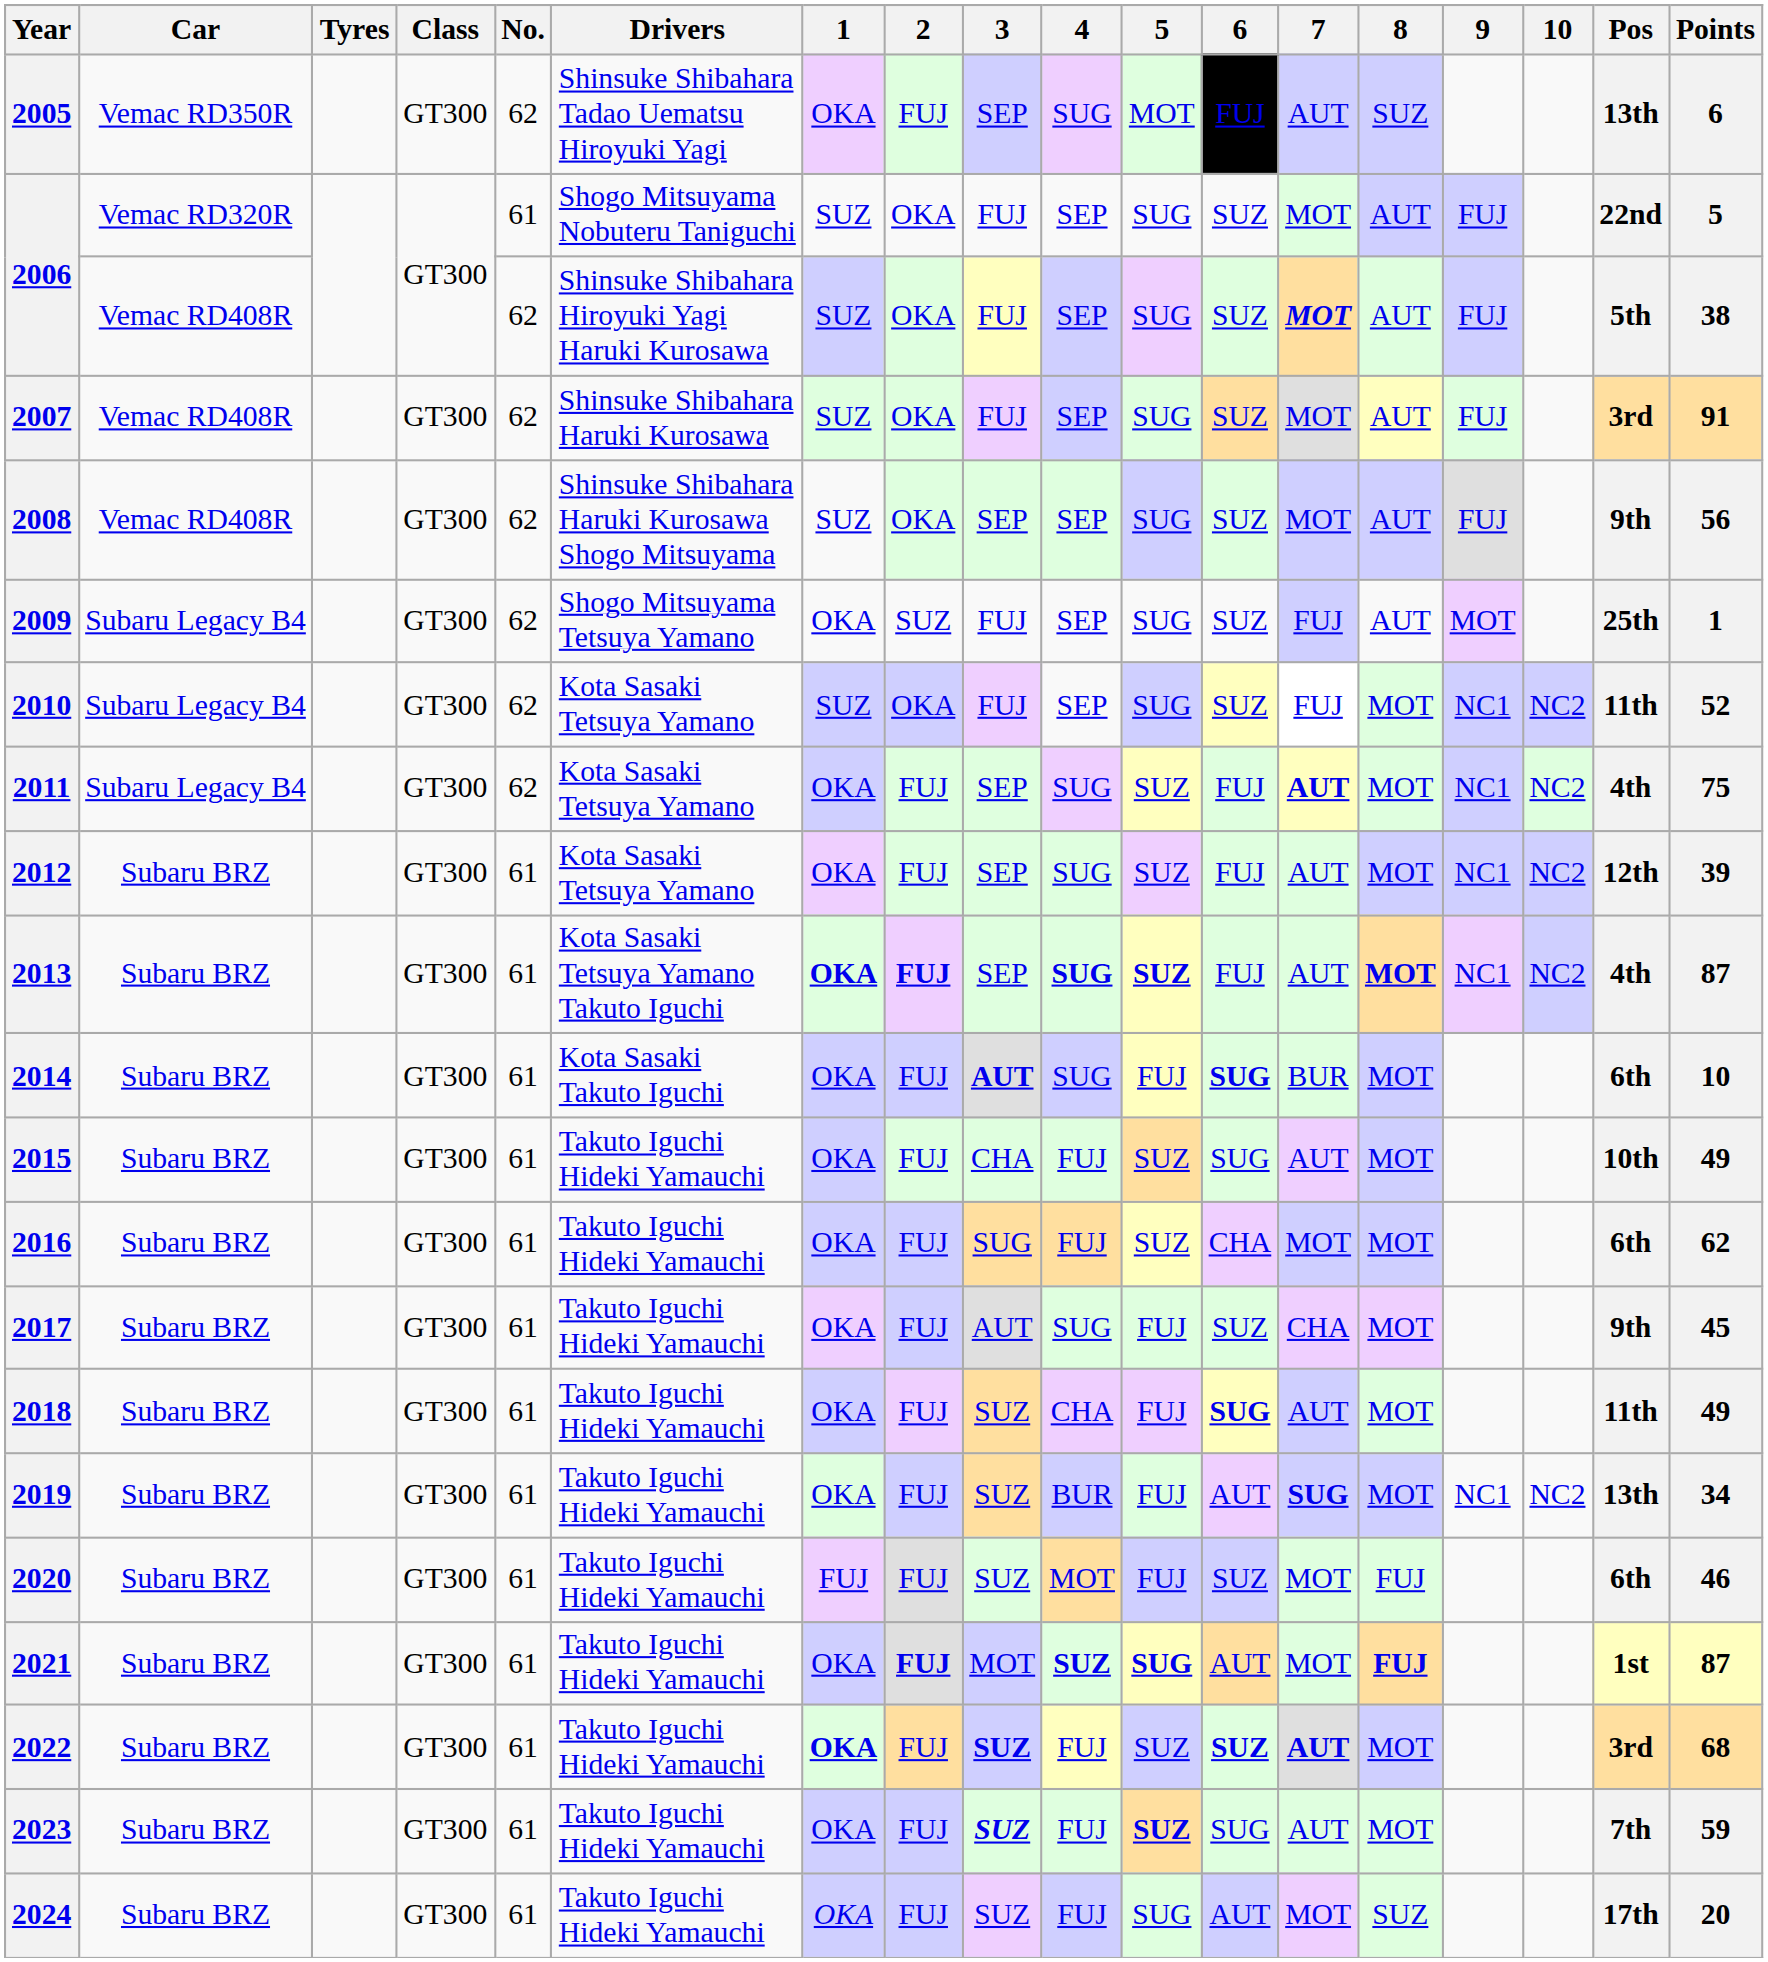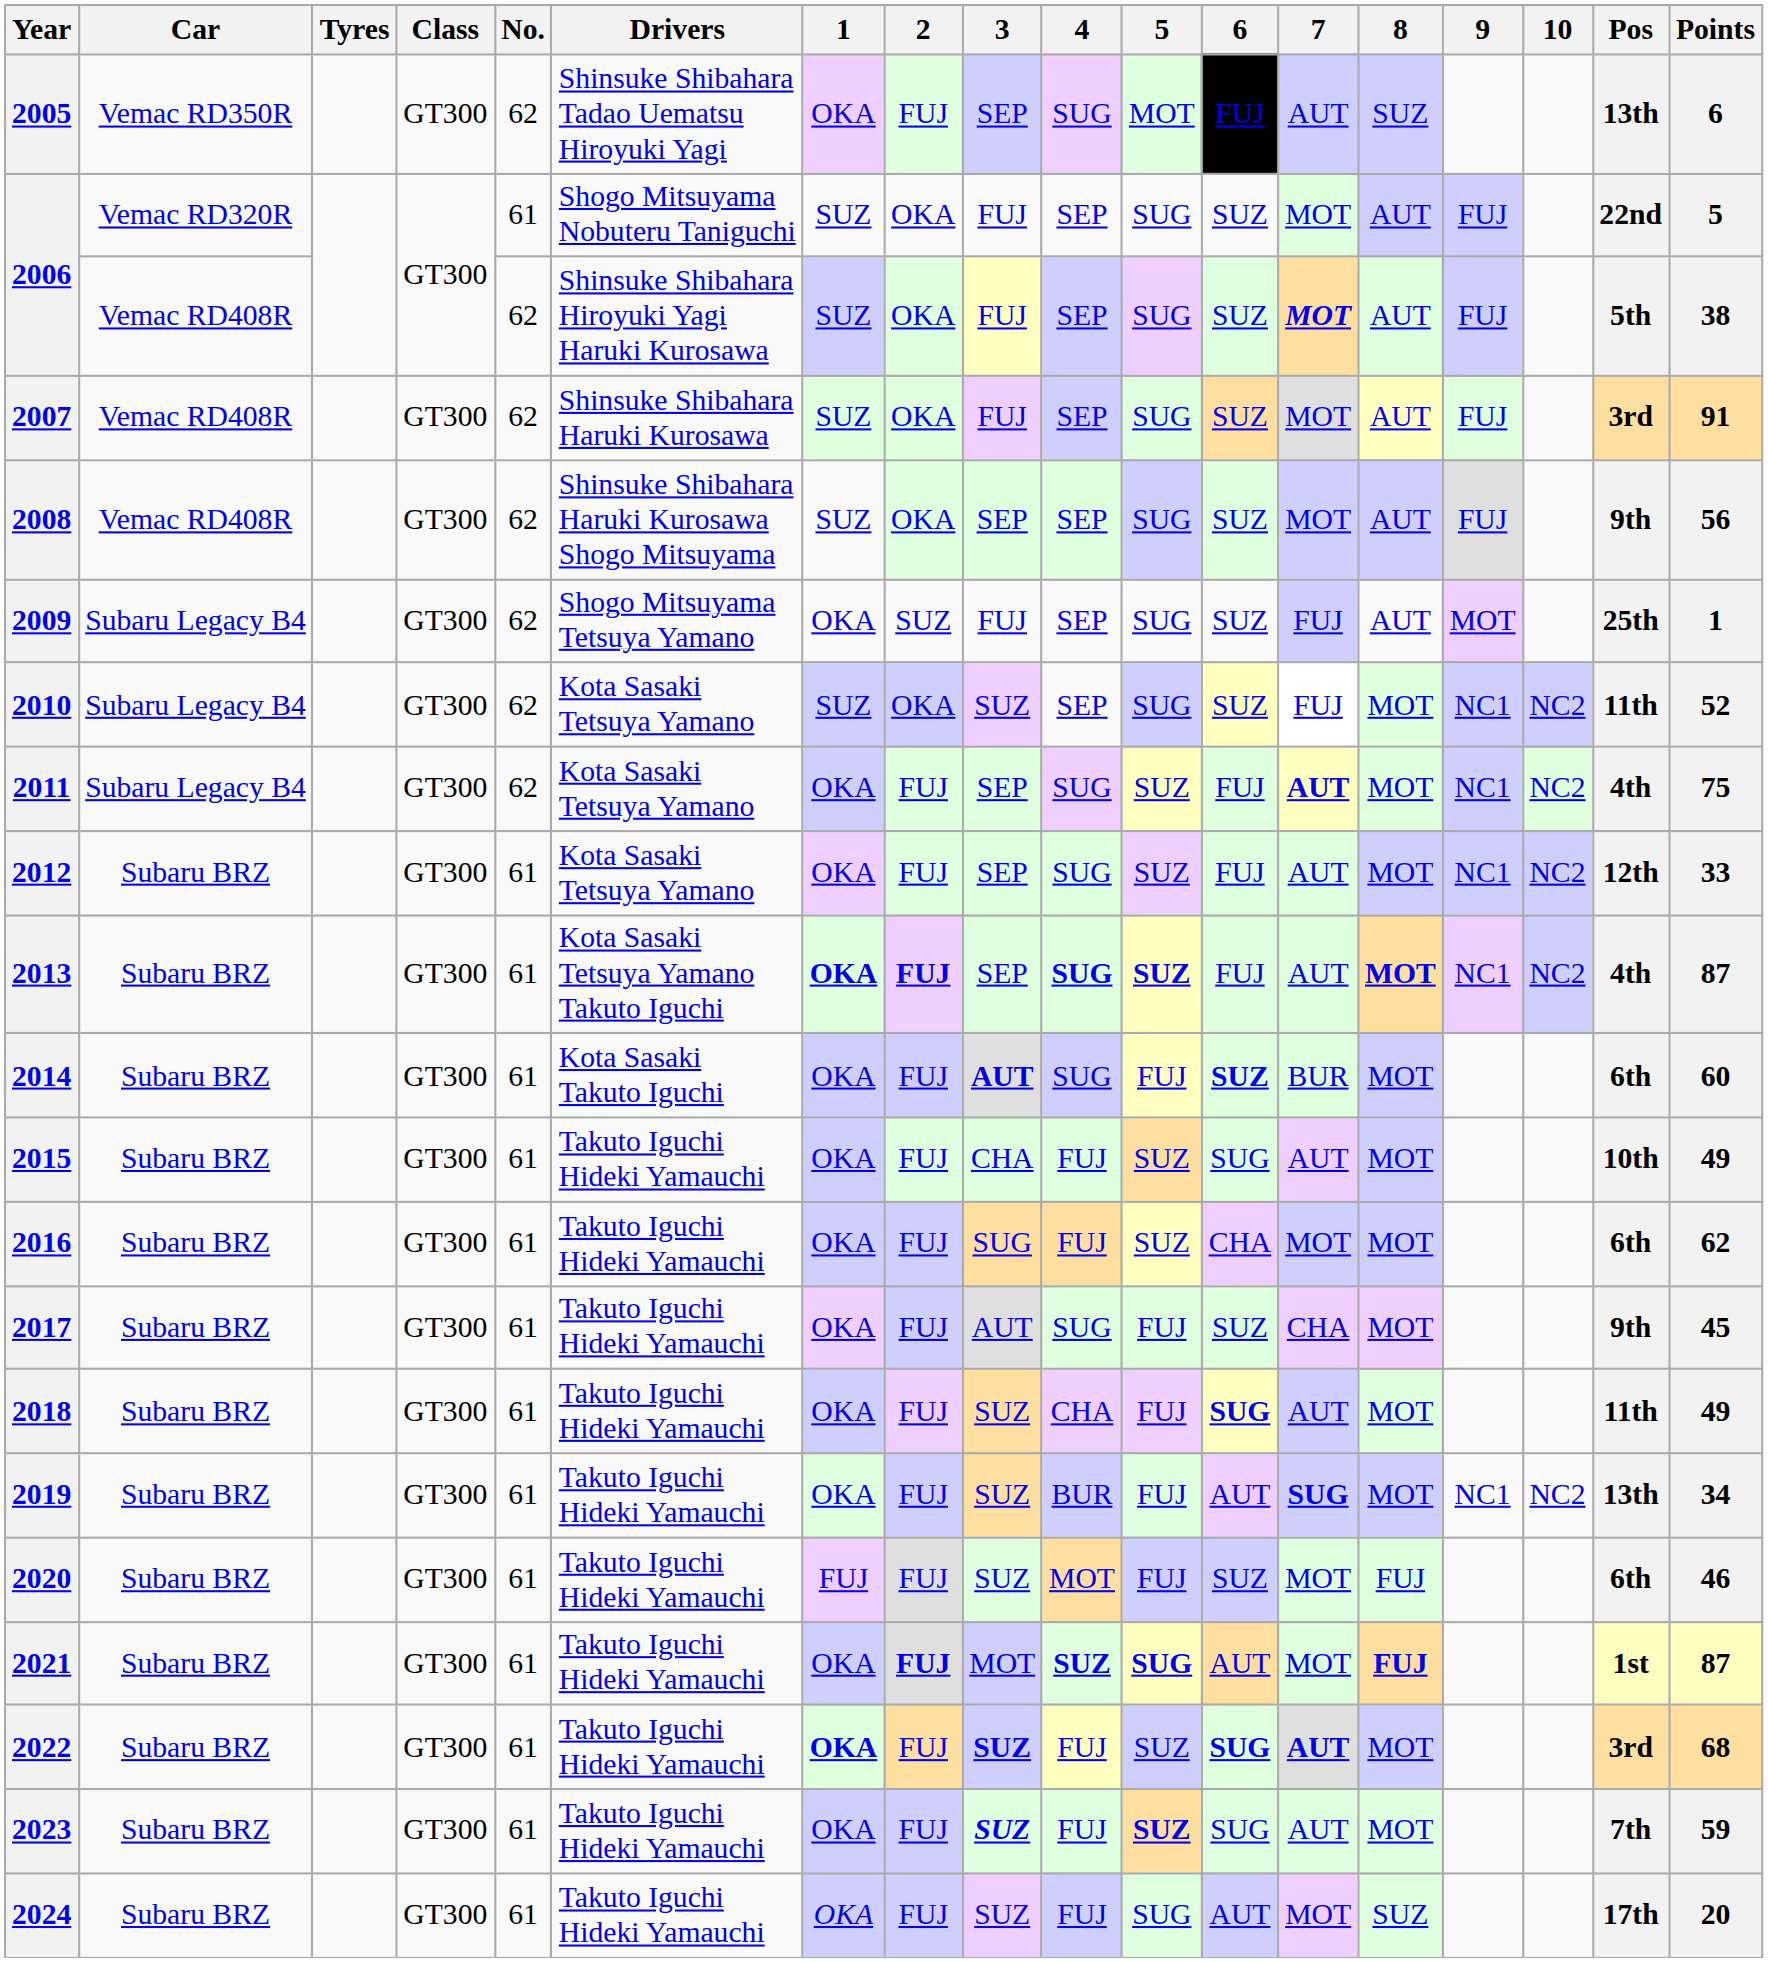(1002, 704) FUJ -> (1002, 704) SUZ
(1715, 872) 39 -> (1715, 872) 33
(1240, 1075) SUG -> (1240, 1075) SUZ
(1715, 1075) 10 -> (1715, 1075) 60
(1240, 1746) SUZ -> (1240, 1746) SUG
